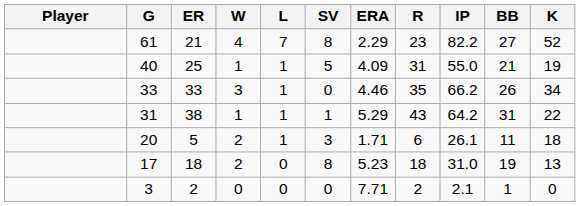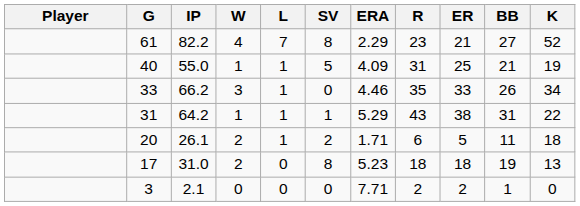columns swapped: (463, 16) <-> (194, 16)
(328, 139) 3 -> (328, 139) 2
